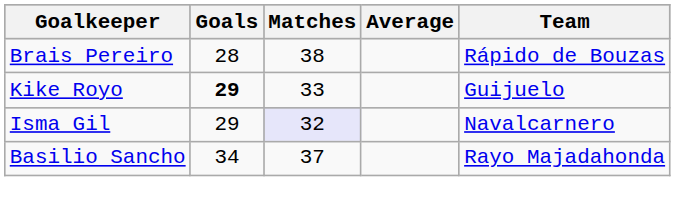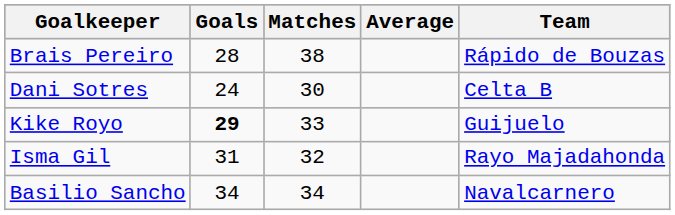+ row: (79, 90)
(227, 124) 29 -> (227, 158) 31
(312, 124) lavender background -> (312, 158) no background
(540, 124) Navalcarnero -> (565, 158) Rayo Majadahonda
(312, 158) 37 -> (312, 192) 34
(565, 158) Rayo Majadahonda -> (540, 192) Navalcarnero
